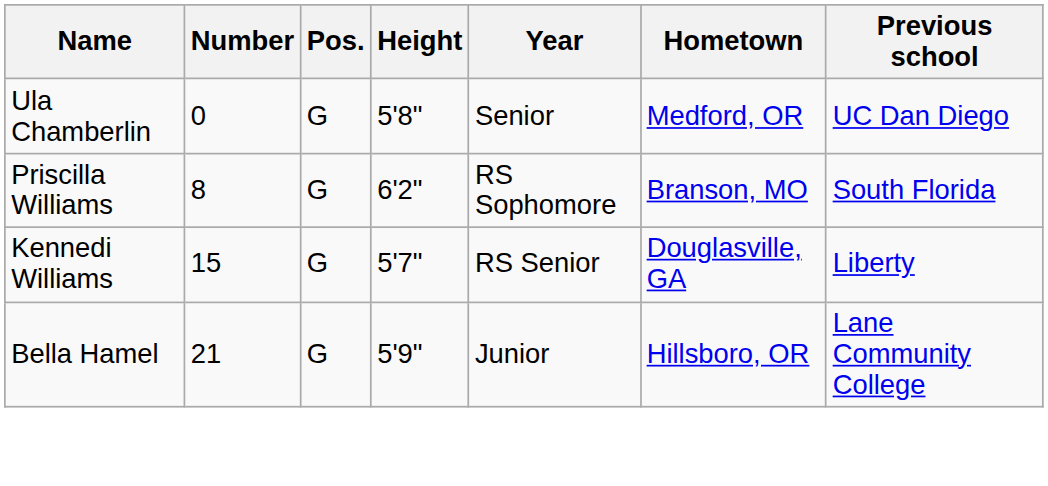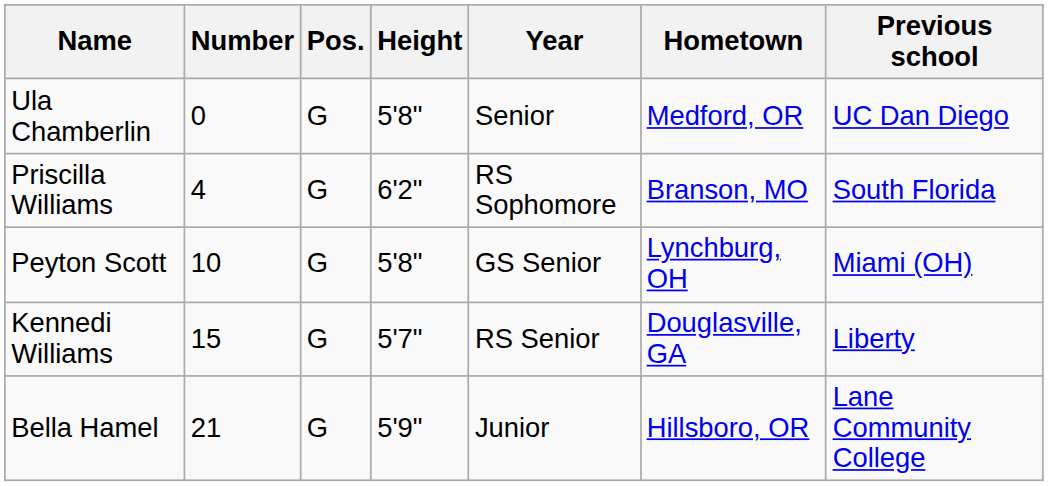(198, 189) 8 -> (198, 189) 4
+ row: (89, 264)
